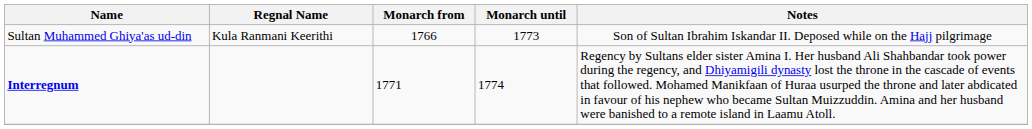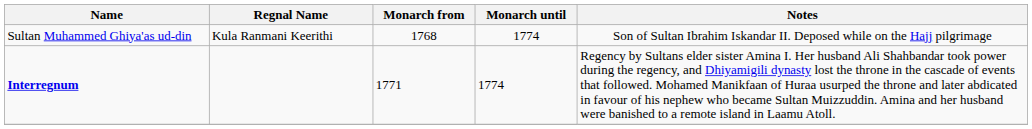(424, 35) 1766 -> (424, 35) 1768
(526, 35) 1773 -> (526, 35) 1774
